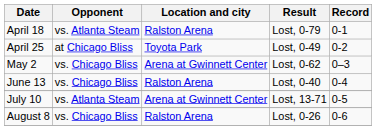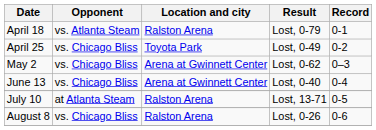(94, 47) at Chicago Bliss -> (96, 47) vs. Chicago Bliss
(179, 82) Ralston Arena -> (206, 82) Arena at Gwinnett Center
(97, 99) vs. Atlanta Steam -> (95, 99) at Atlanta Steam
(206, 99) Arena at Gwinnett Center -> (179, 99) Ralston Arena
